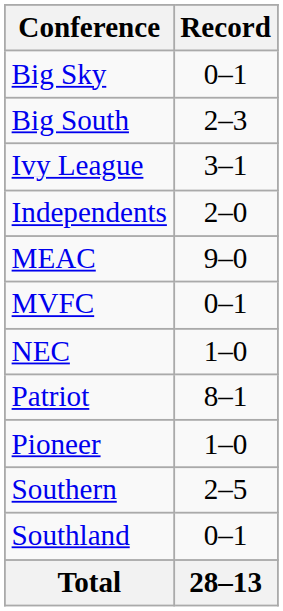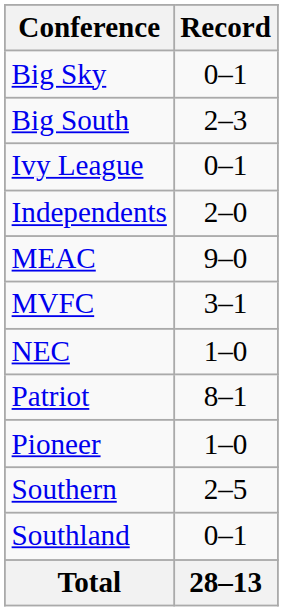(226, 166) 3–1 -> (226, 166) 0–1
(226, 304) 0–1 -> (226, 304) 3–1
